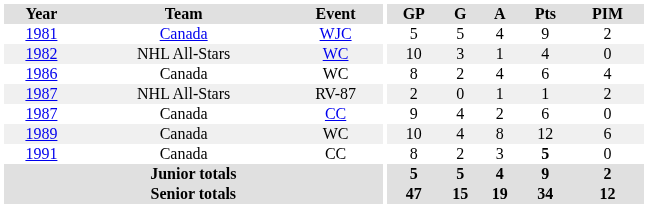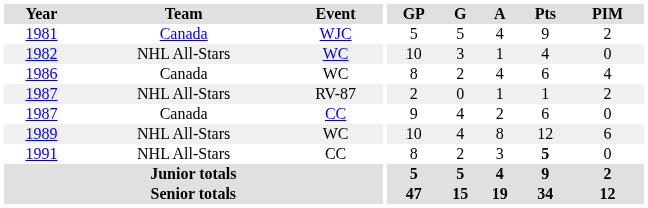(184, 134) Canada -> (184, 134) NHL All-Stars
(184, 154) Canada -> (184, 154) NHL All-Stars
